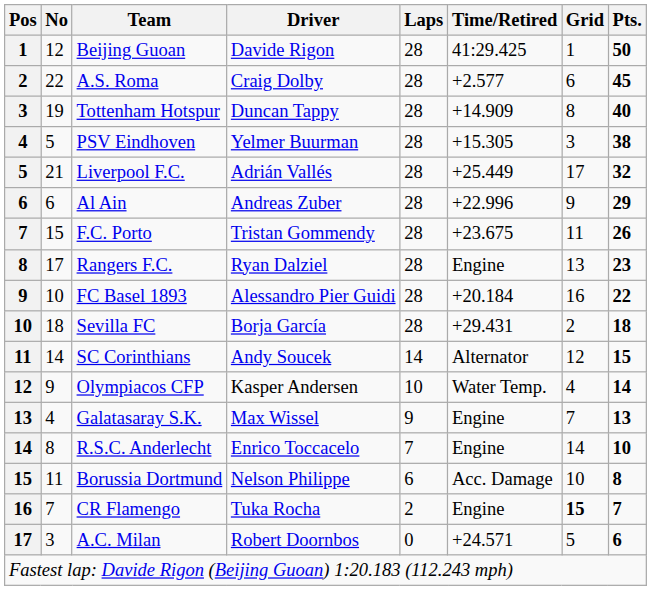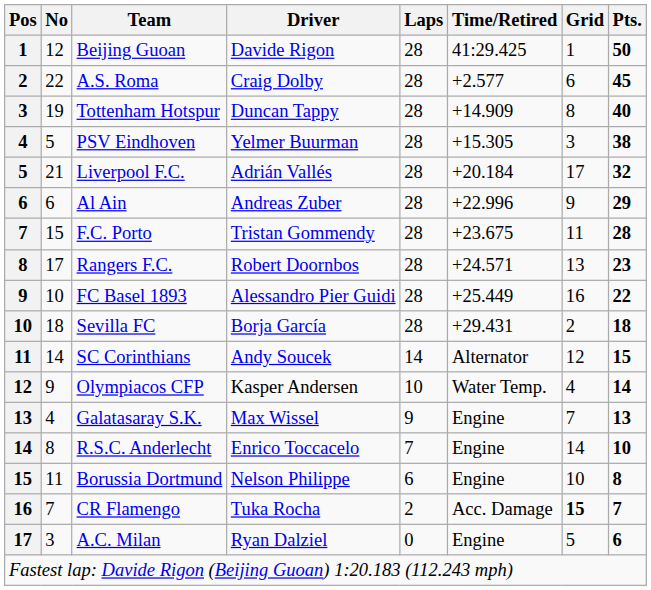(483, 172) +25.449 -> (483, 172) +20.184
(622, 234) 26 -> (622, 234) 28
(279, 264) Ryan Dalziel -> (295, 264) Robert Doornbos
(478, 264) Engine -> (483, 264) +24.571
(483, 295) +20.184 -> (483, 295) +25.449
(502, 478) Acc. Damage -> (478, 478) Engine
(478, 509) Engine -> (502, 509) Acc. Damage
(295, 539) Robert Doornbos -> (279, 539) Ryan Dalziel
(483, 539) +24.571 -> (478, 539) Engine
